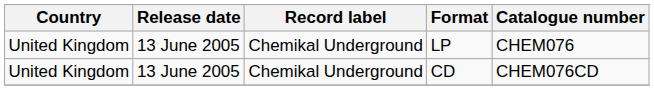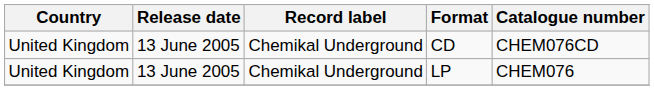rows swapped: (441, 44) <-> (443, 71)
